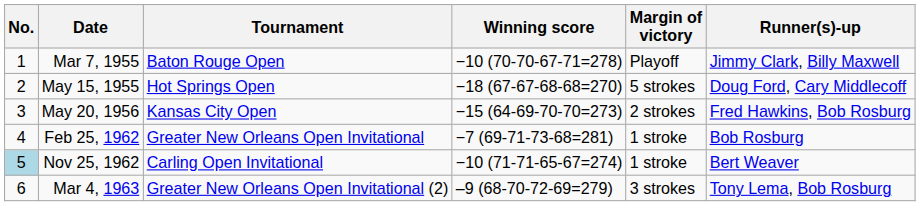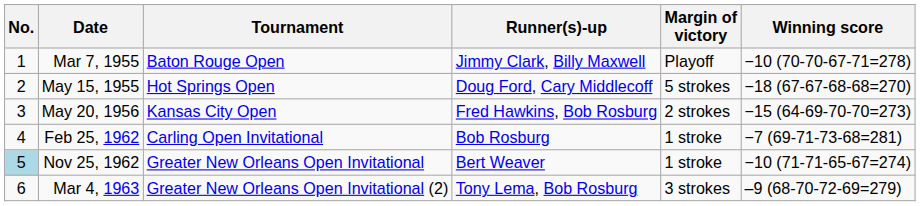columns swapped: (539, 26) <-> (810, 26)
(285, 138) Greater New Orleans Open Invitational -> (235, 138) Carling Open Invitational
(235, 163) Carling Open Invitational -> (285, 163) Greater New Orleans Open Invitational
